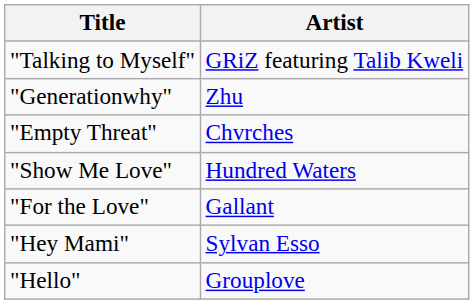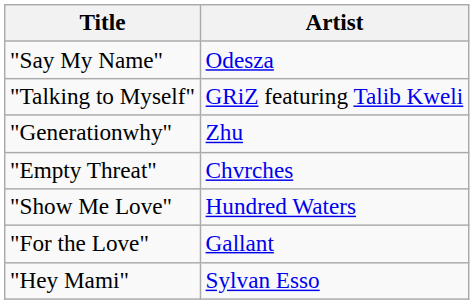+ row: (87, 59)
- row: (45, 280)
